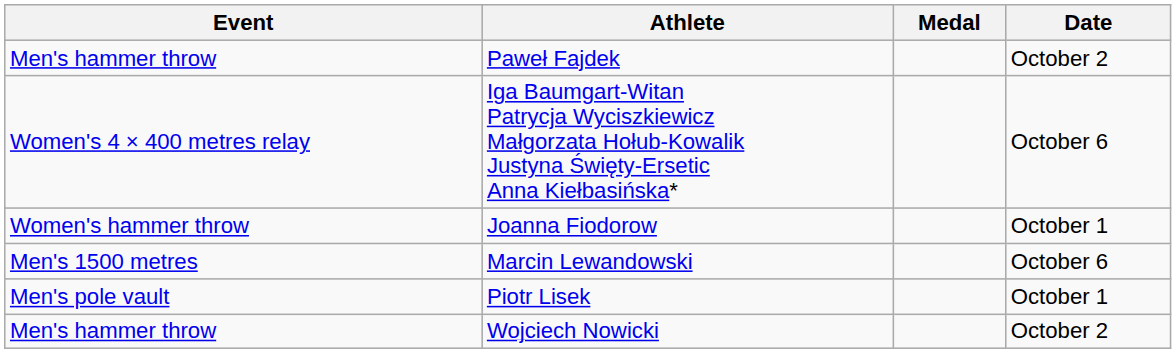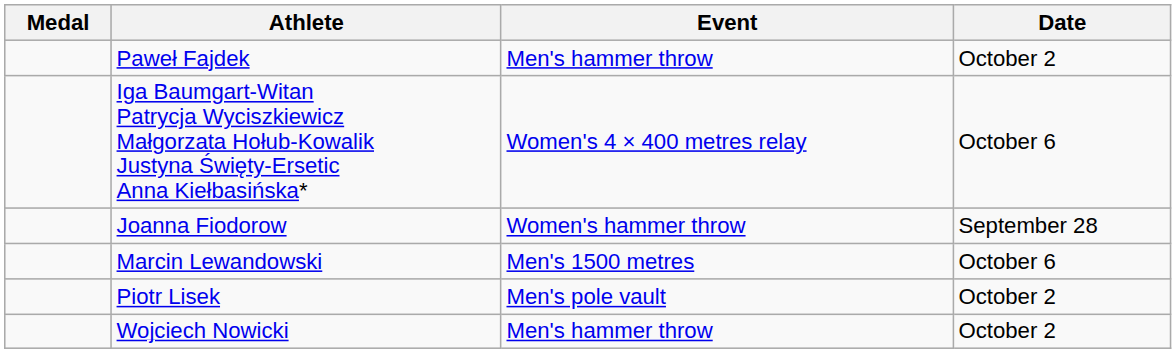columns swapped: (949, 23) <-> (243, 23)
(1059, 226) October 1 -> (1028, 226) September 28
(1059, 296) October 1 -> (1007, 296) October 2
